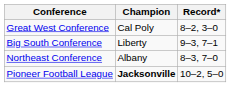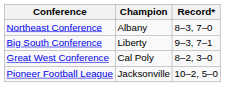rows swapped: (58, 27) <-> (54, 58)
(146, 74) bold -> (144, 74) normal
